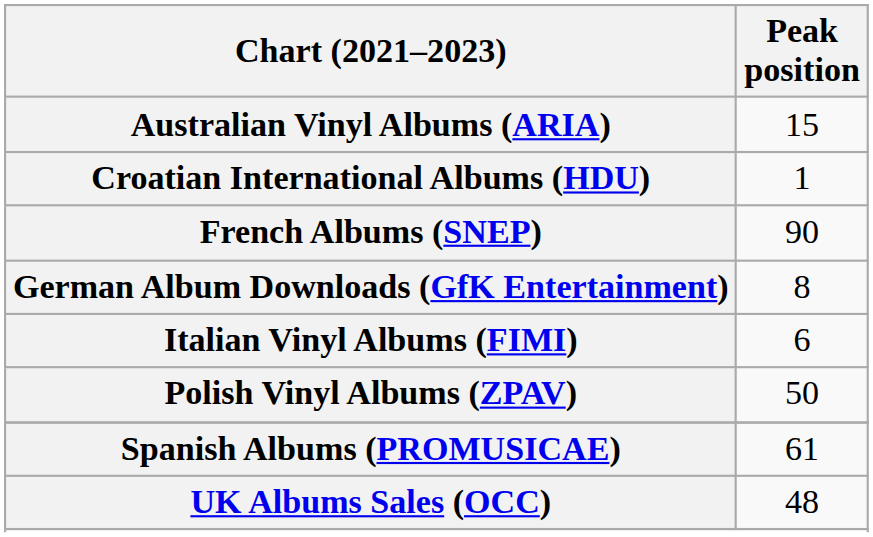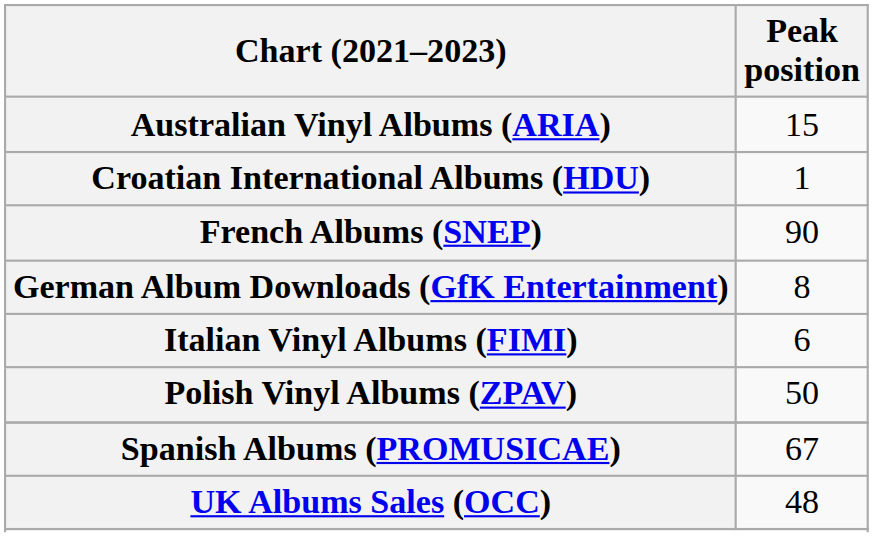(802, 448) 61 -> (802, 448) 67
